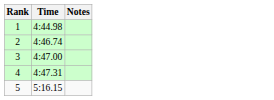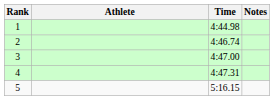+ column: (120, 12)
